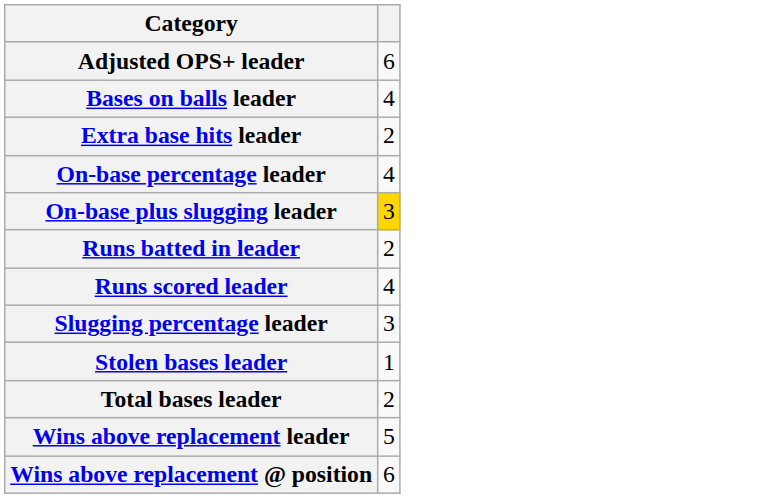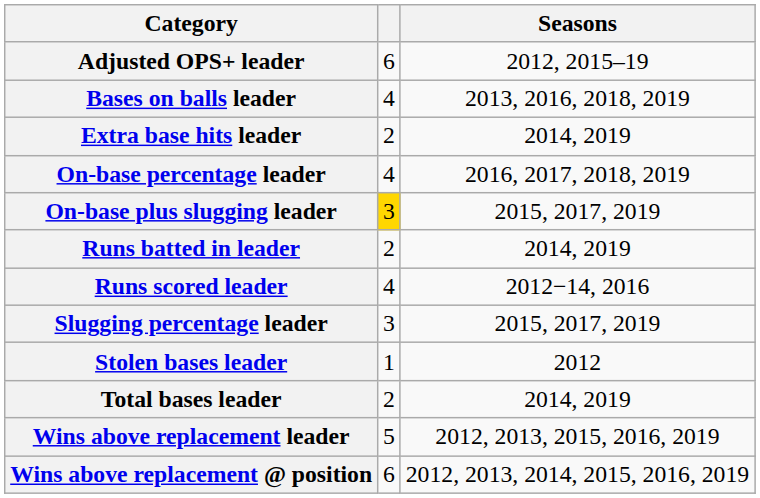+ column: (577, 23)
